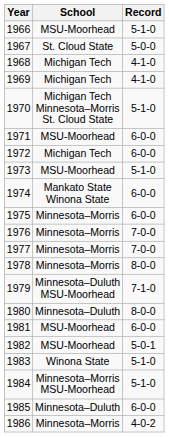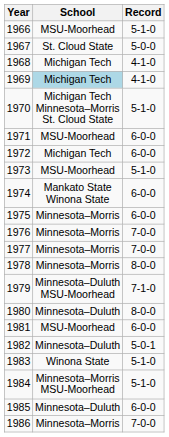(78, 79) no background -> (78, 79) lightblue background
(78, 345) MSU-Moorhead -> (78, 345) Minnesota–Duluth
(143, 423) 4-0-2 -> (143, 423) 7-0-0
